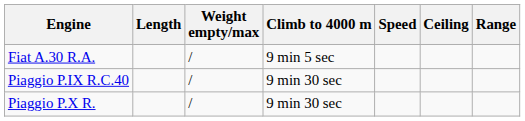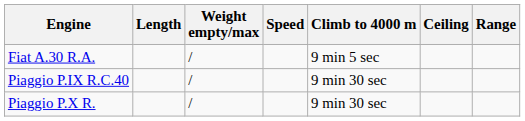columns swapped: (397, 24) <-> (319, 24)
